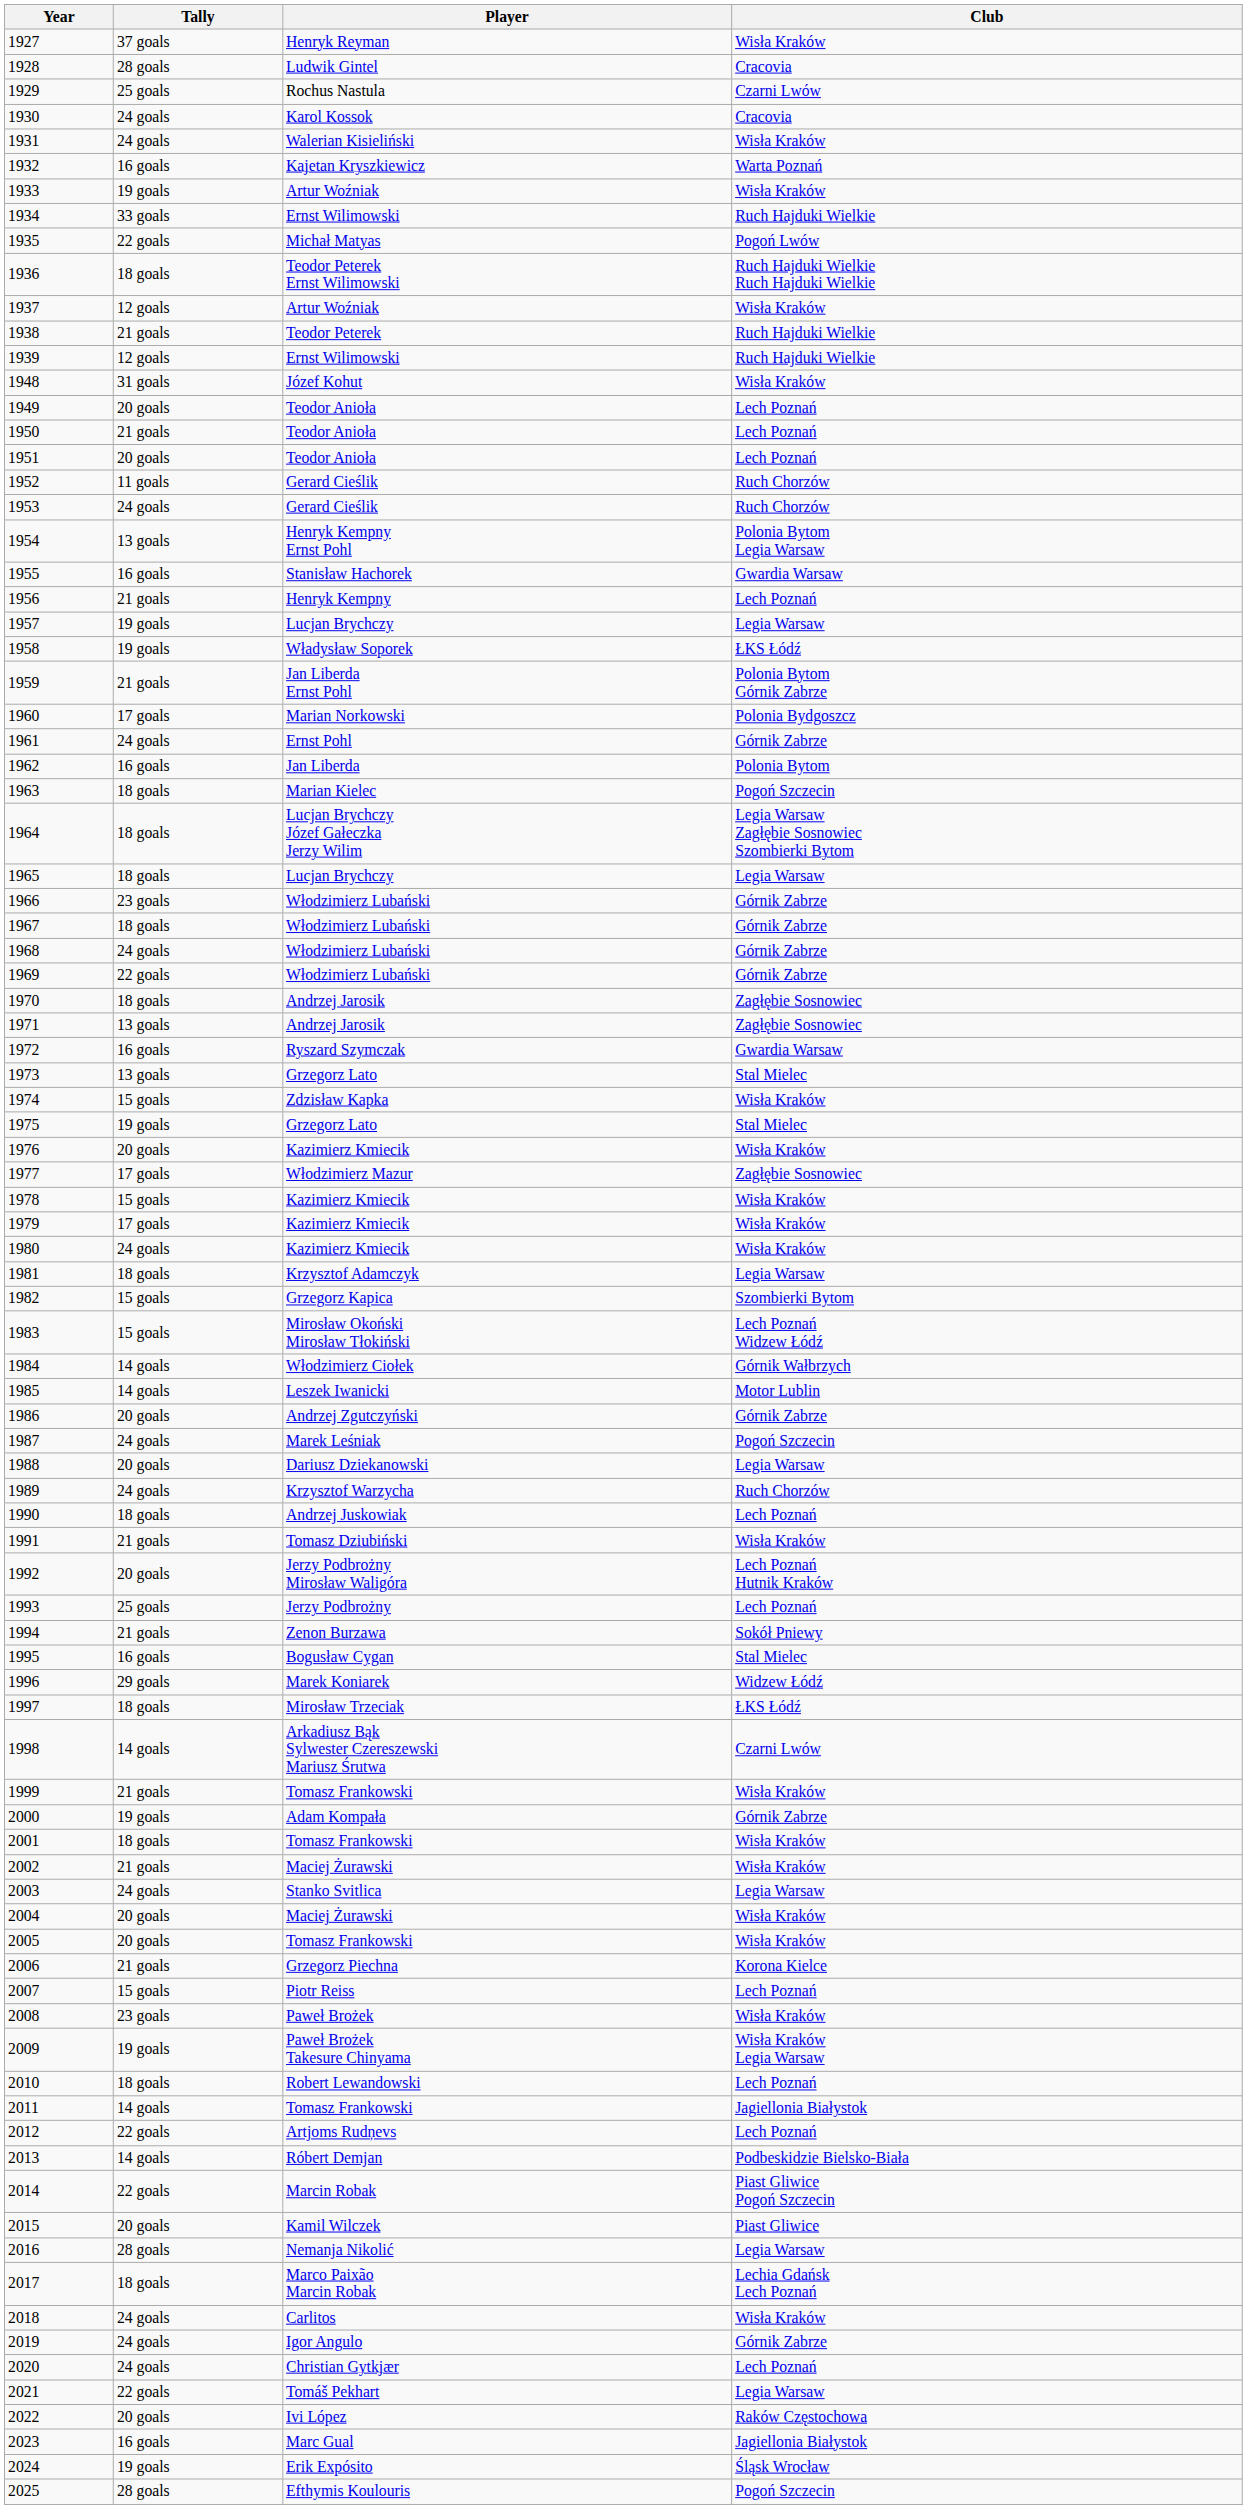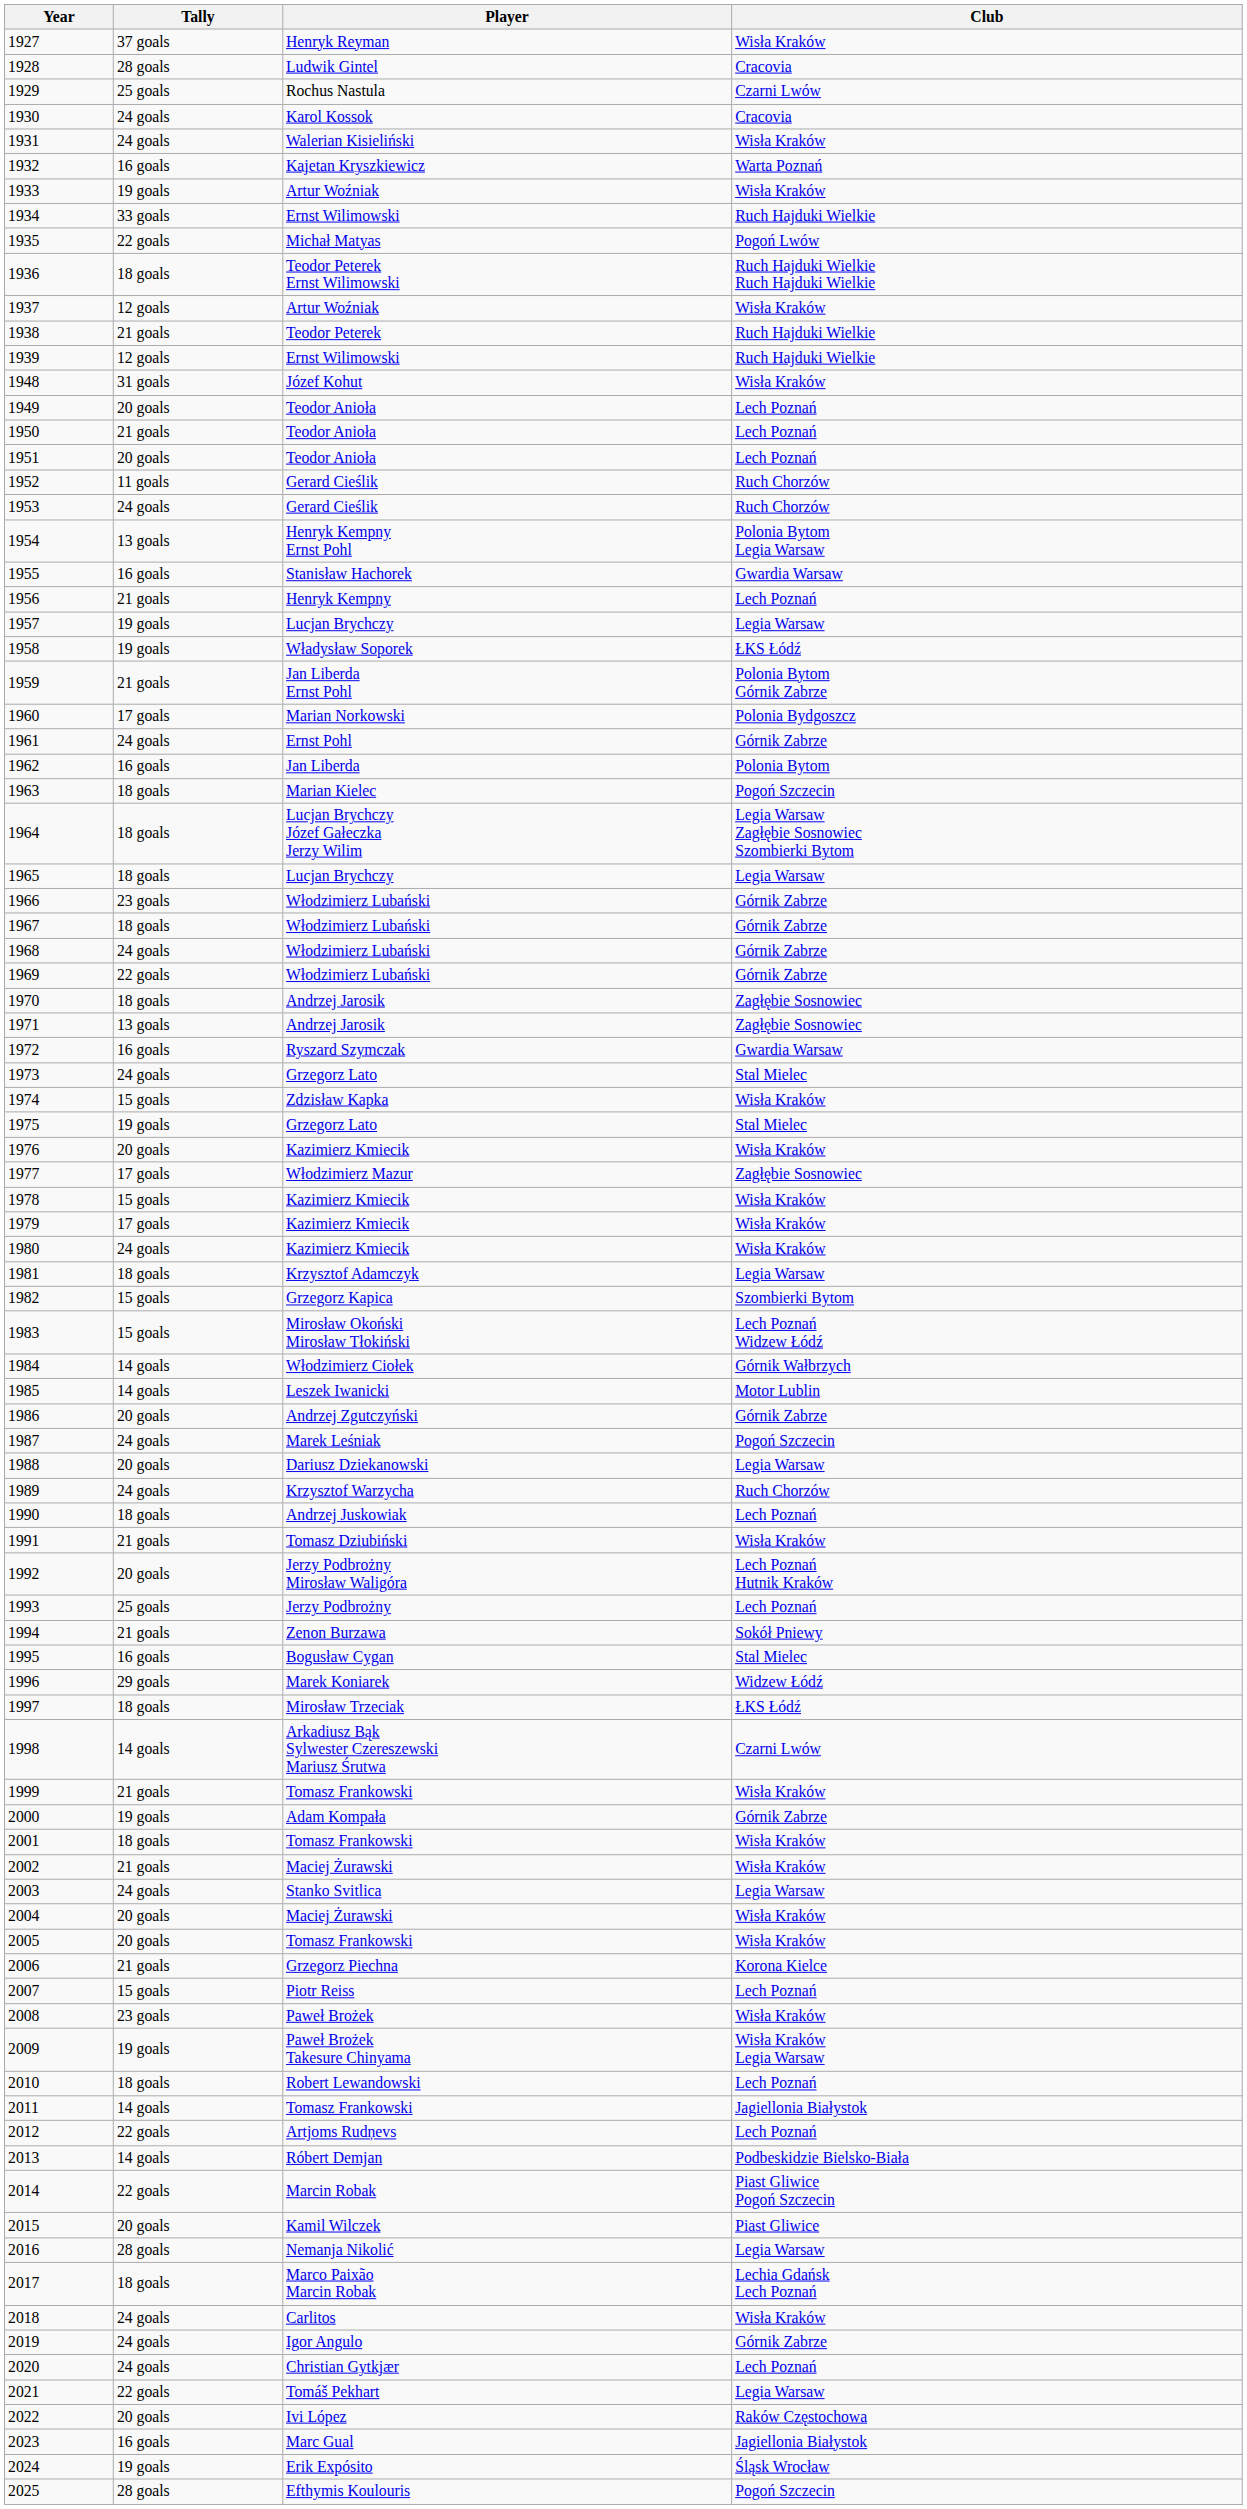(143, 1074) 13 goals -> (143, 1074) 24 goals
